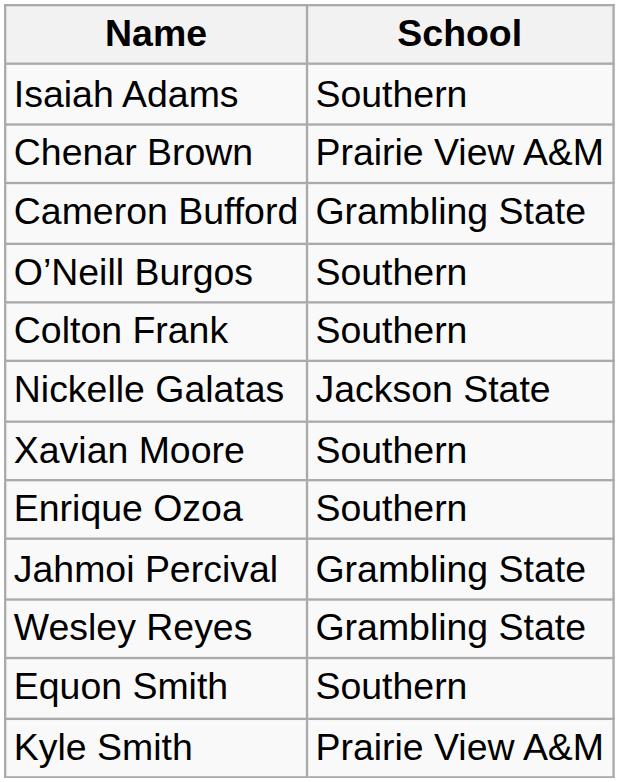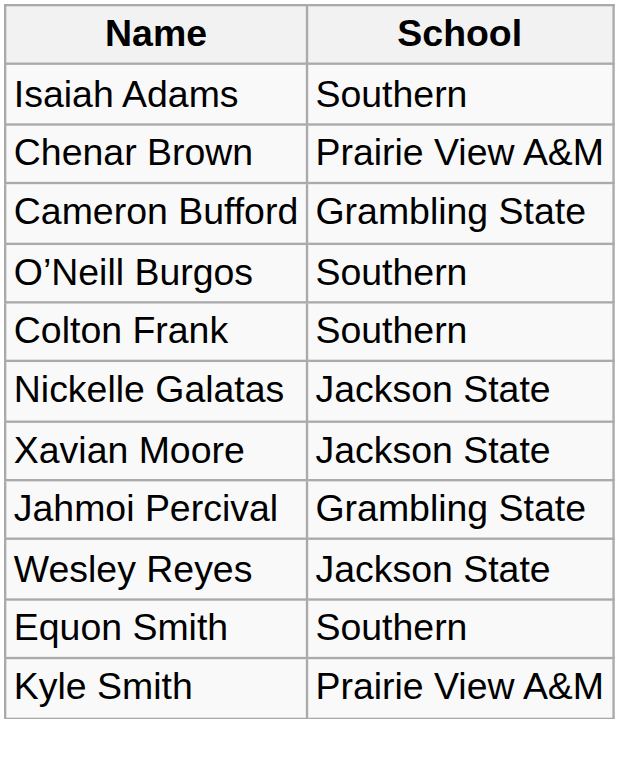(391, 449) Southern -> (433, 449) Jackson State
- row: (128, 509)
(451, 627) Grambling State -> (433, 568) Jackson State
